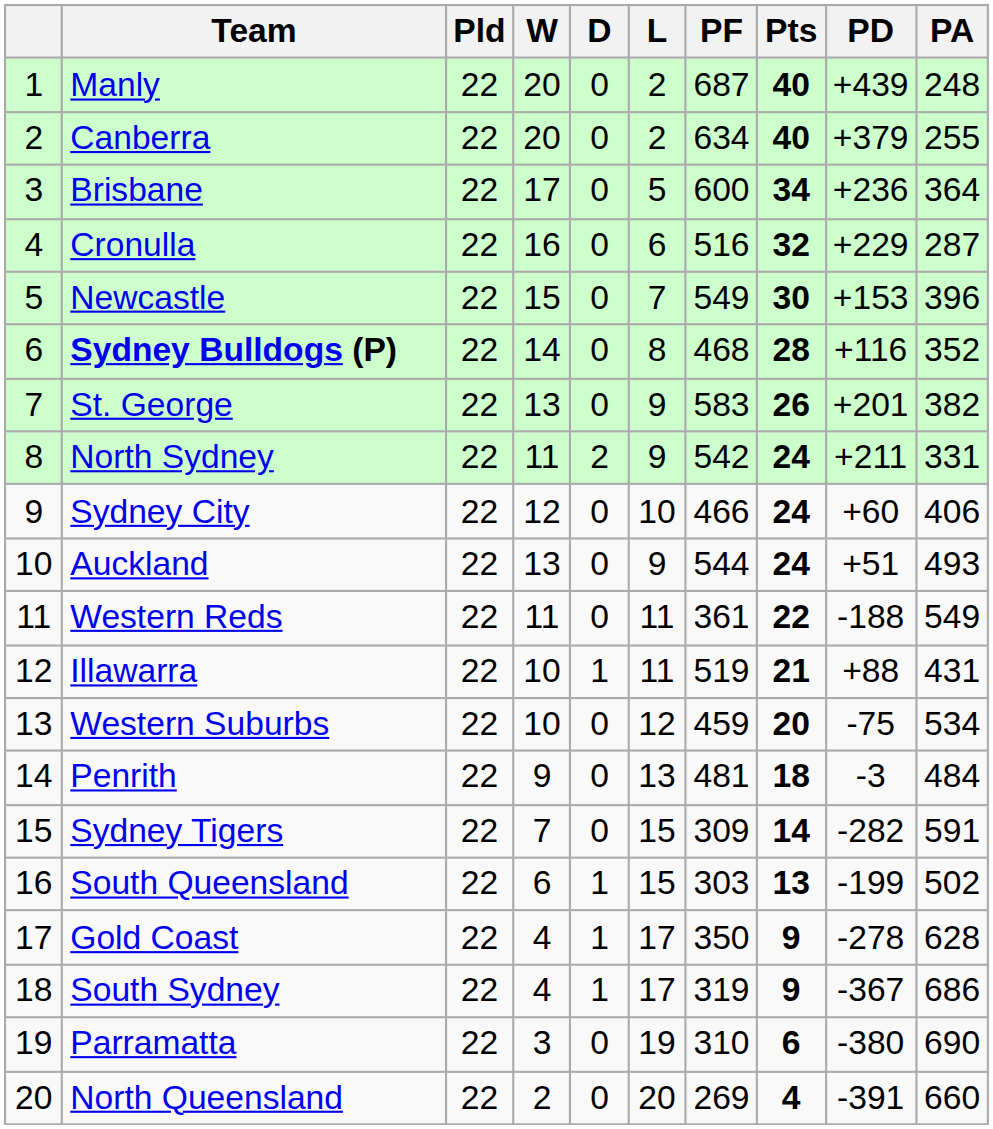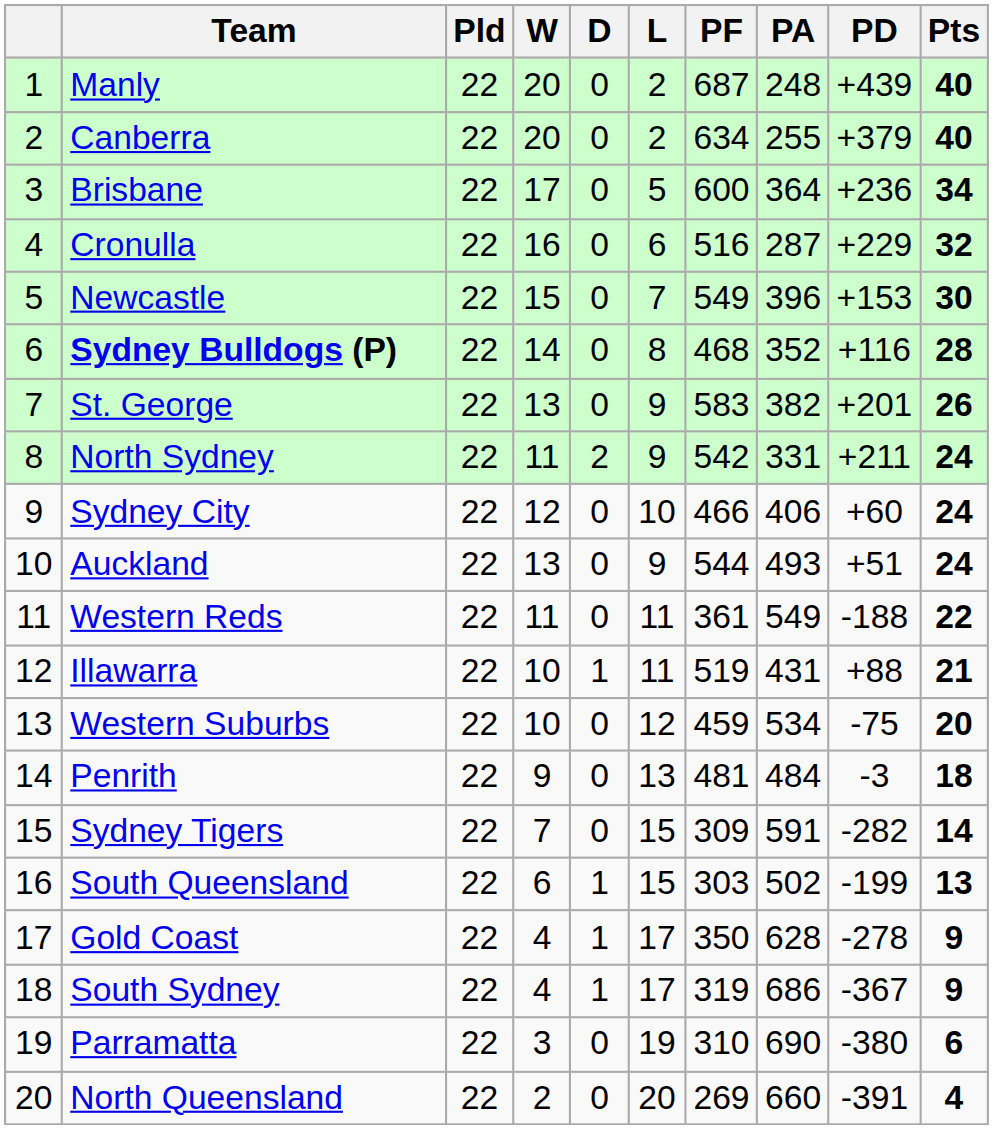columns swapped: (952, 31) <-> (791, 31)
